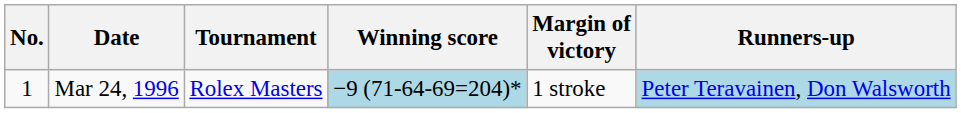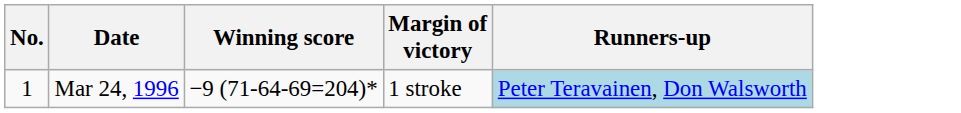- column: (256, 37)
(427, 88) lightblue background -> (284, 88) no background
